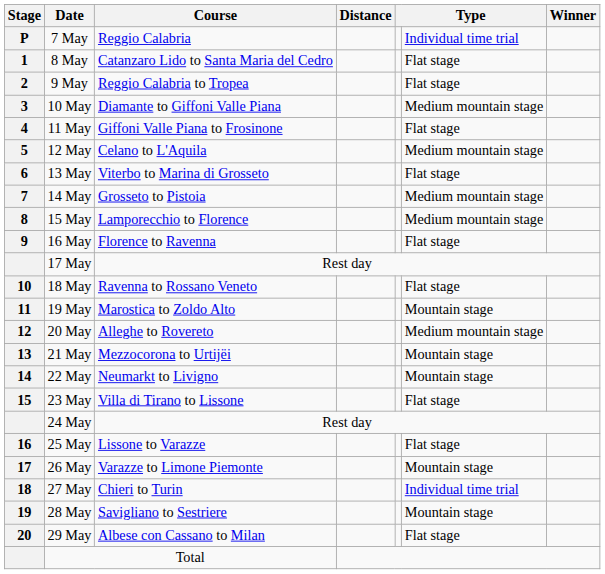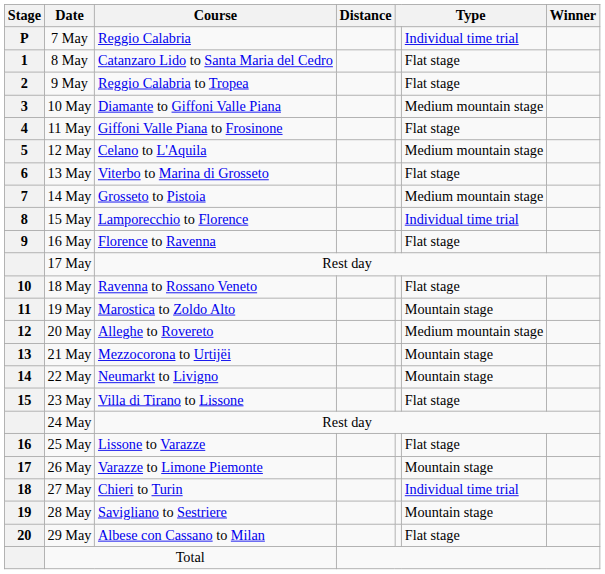(474, 219) Medium mountain stage -> (462, 219) Individual time trial
